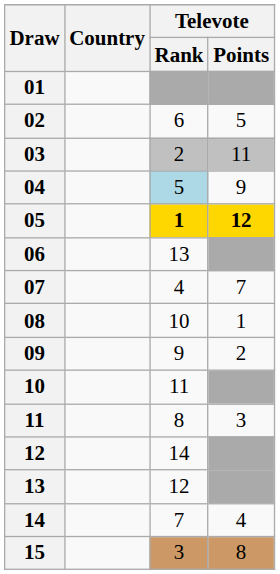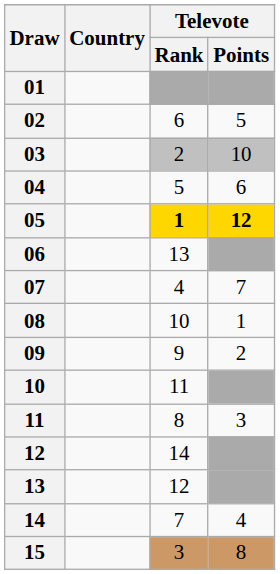(241, 154) 11 -> (241, 154) 10
(179, 187) lightblue background -> (179, 187) no background
(241, 187) 9 -> (241, 187) 6
